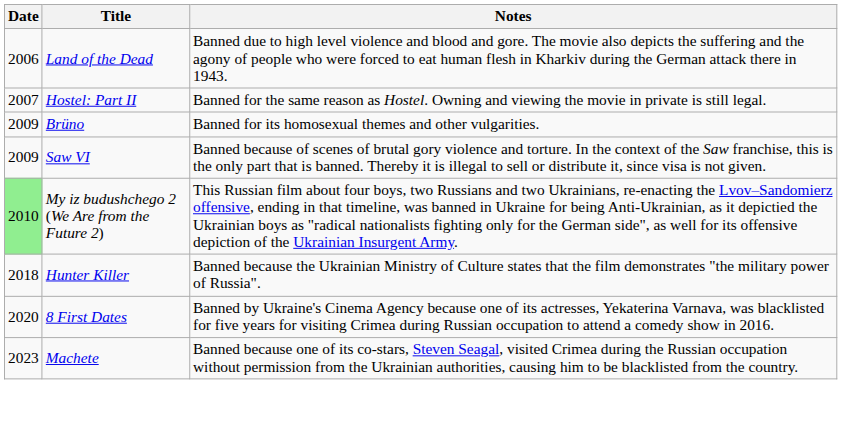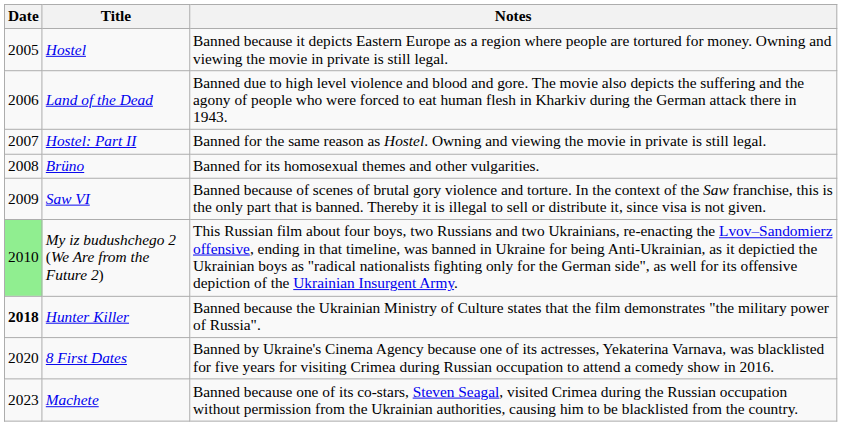+ row: (66, 49)
(23, 124) 2009 -> (23, 165) 2008
(23, 275) normal -> (23, 316) bold
